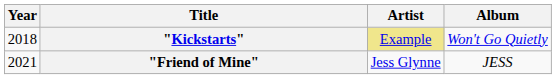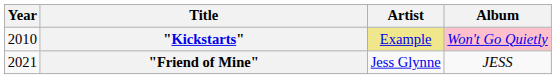(22, 39) 2018 -> (22, 39) 2010
(498, 39) no background -> (498, 39) pink background
